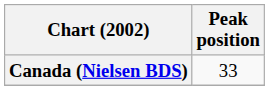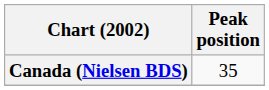(228, 70) 33 -> (228, 70) 35
